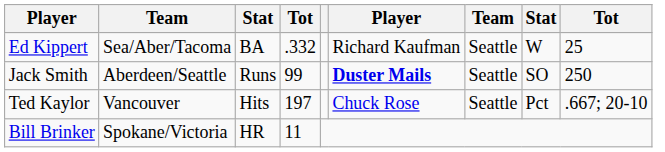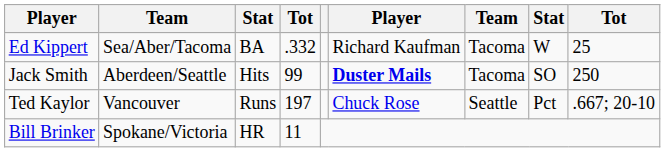(493, 47) Seattle -> (497, 47) Tacoma
(258, 75) Runs -> (254, 75) Hits
(493, 75) Seattle -> (497, 75) Tacoma
(254, 103) Hits -> (258, 103) Runs
